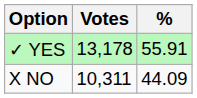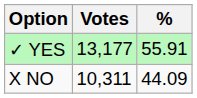(105, 48) 13,178 -> (105, 48) 13,177
